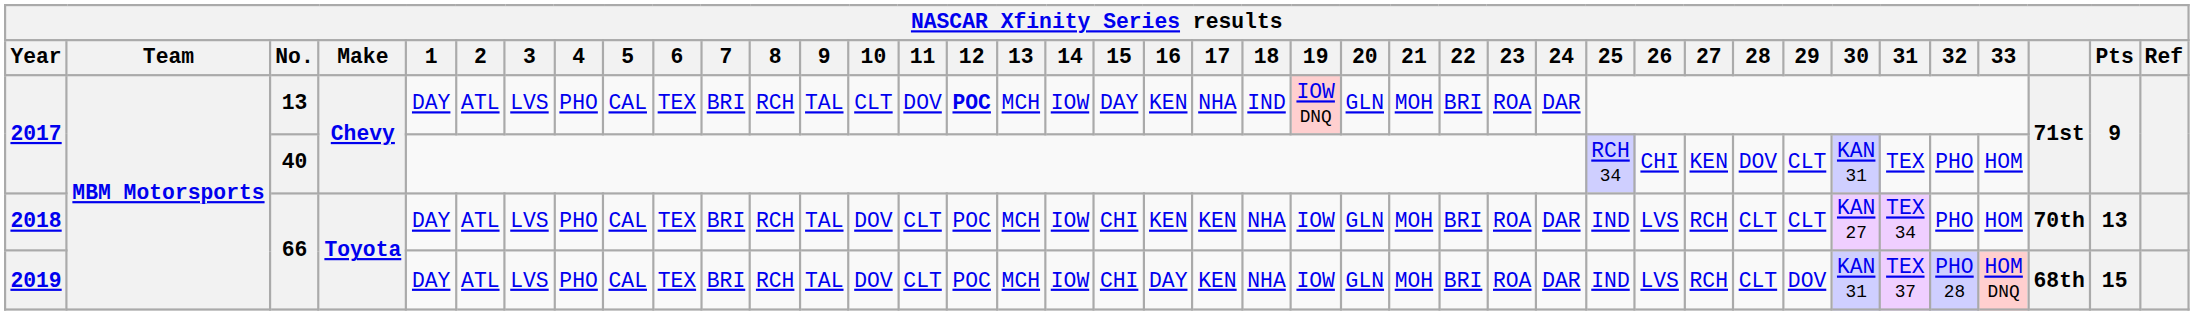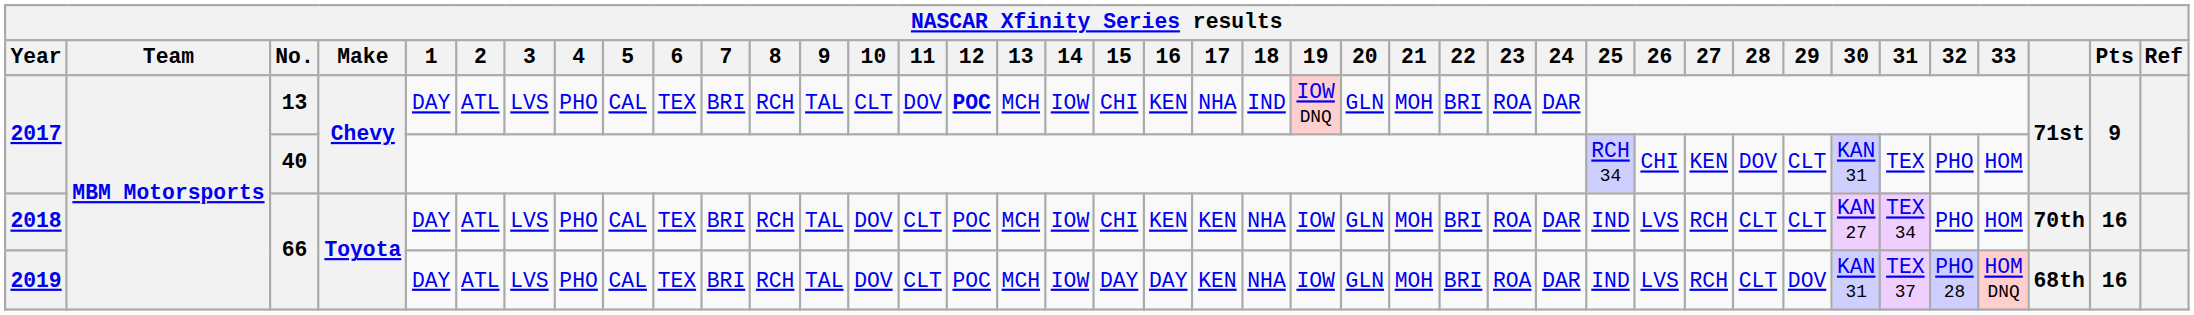(1119, 104) DAY -> (1119, 104) CHI
(2115, 222) 13 -> (2115, 222) 16
(1119, 280) CHI -> (1119, 280) DAY
(2115, 280) 15 -> (2115, 280) 16
